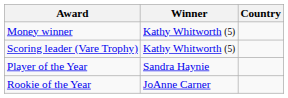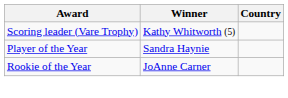- row: (40, 31)
